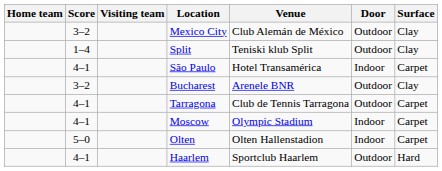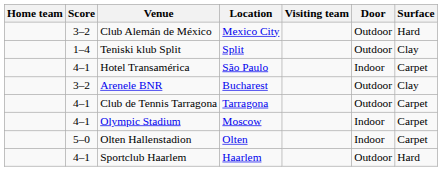columns swapped: (132, 13) <-> (291, 13)
(408, 31) Clay -> (409, 31) Hard
